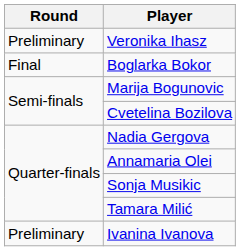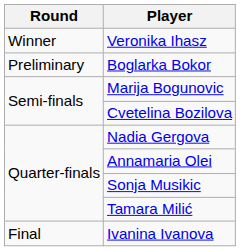(46, 40) Preliminary -> (32, 40) Winner
(24, 64) Final -> (46, 64) Preliminary
(46, 233) Preliminary -> (24, 233) Final
